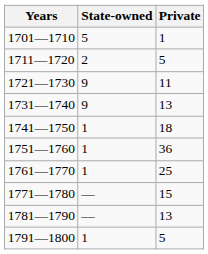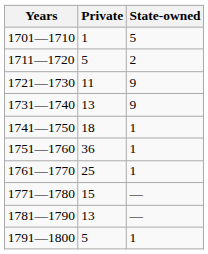columns swapped: (117, 16) <-> (180, 16)
